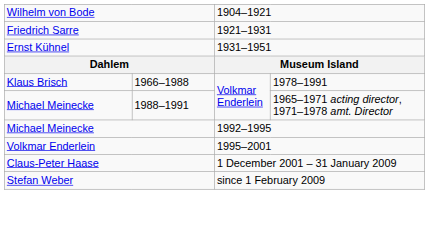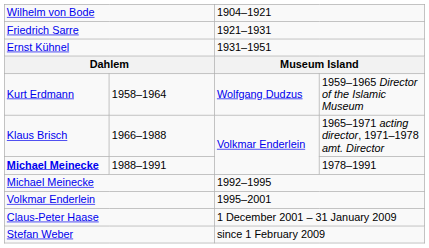+ row: (139, 94)
(300, 82) 1978–1991 -> (370, 136) 1965–1971 acting director, 1971–1978 amt. Director
(50, 105) normal -> (53, 165) bold
(337, 105) 1965–1971 acting director, 1971–1978 amt. Director -> (349, 165) 1978–1991
